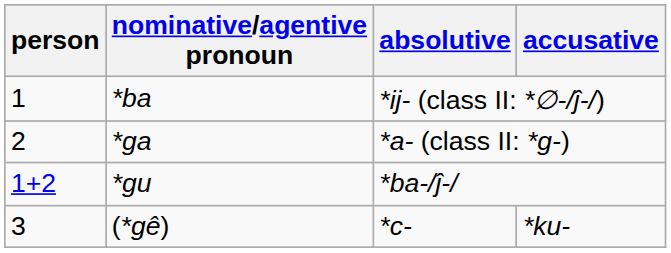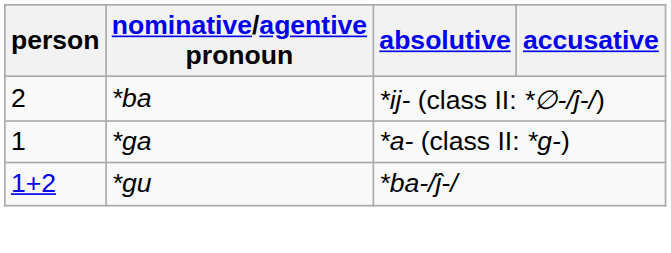(18, 98) 1 -> (18, 98) 2
(18, 141) 2 -> (18, 141) 1
- row: (141, 225)
